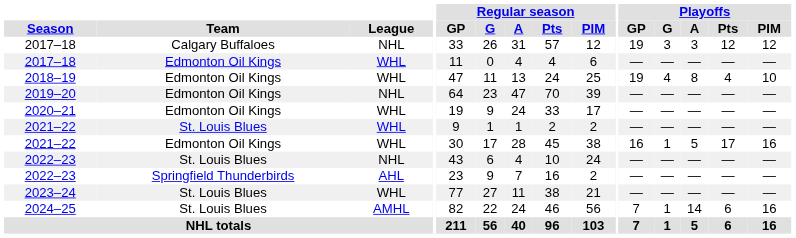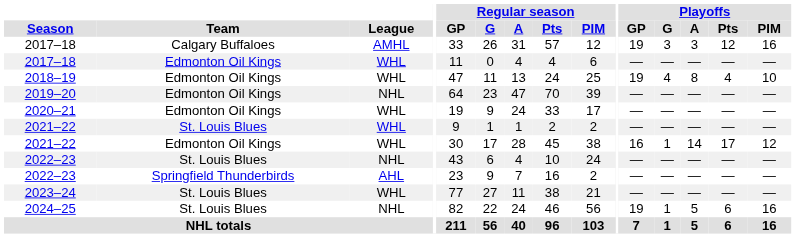(391, 45) NHL -> (391, 45) AMHL
(769, 45) 12 -> (769, 45) 16
(694, 143) 5 -> (694, 143) 14
(769, 143) 16 -> (769, 143) 12
(391, 209) AMHL -> (391, 209) NHL
(636, 209) 7 -> (636, 209) 19
(694, 209) 14 -> (694, 209) 5
